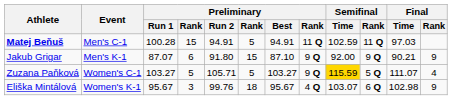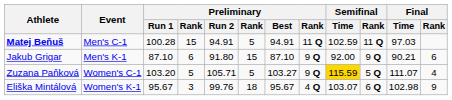(161, 57) 87.07 -> (161, 57) 87.10
(434, 57) 9 -> (434, 57) 6
(161, 72) 103.27 -> (161, 72) 103.20
